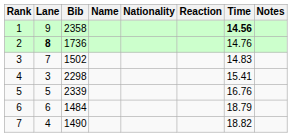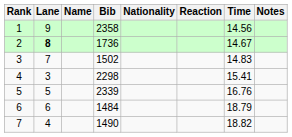columns swapped: (75, 12) <-> (105, 12)
(239, 28) bold -> (239, 28) normal
(239, 44) 14.76 -> (239, 44) 14.67
